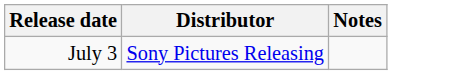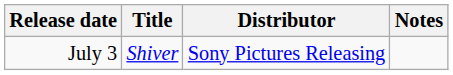+ column: (152, 20)
